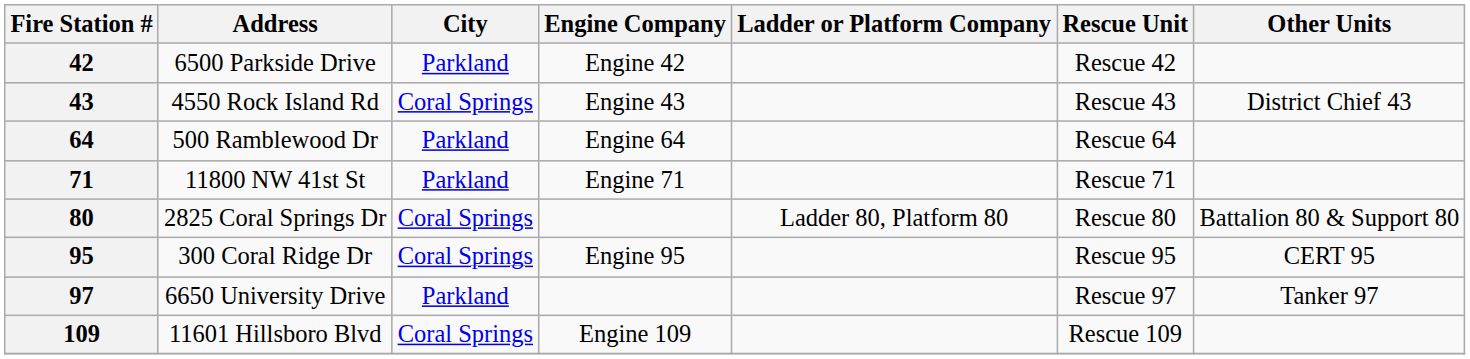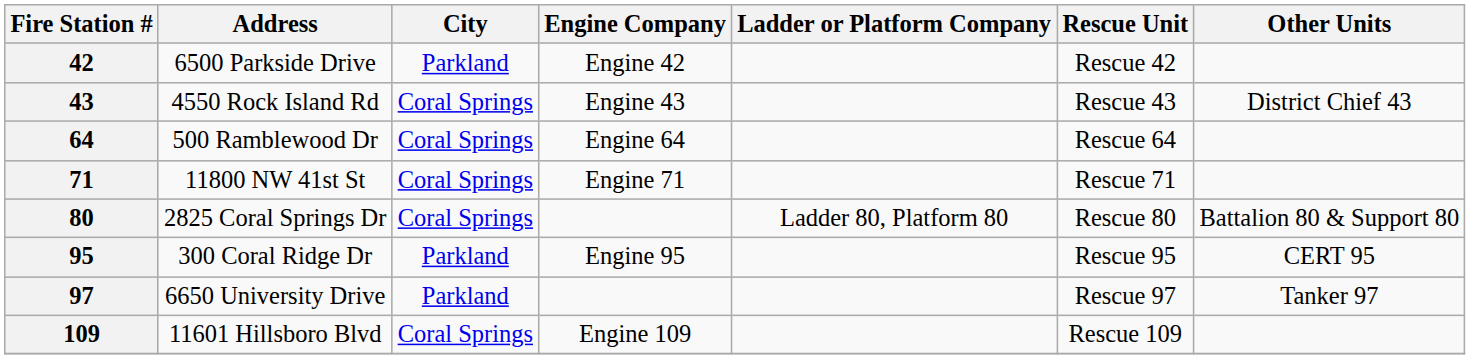(465, 140) Parkland -> (465, 140) Coral Springs
(465, 179) Parkland -> (465, 179) Coral Springs
(465, 256) Coral Springs -> (465, 256) Parkland
